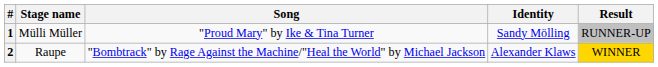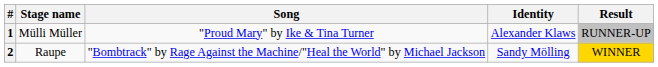(533, 33) Sandy Mölling -> (533, 33) Alexander Klaws
(533, 52) Alexander Klaws -> (533, 52) Sandy Mölling
